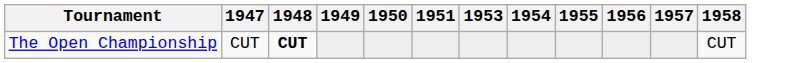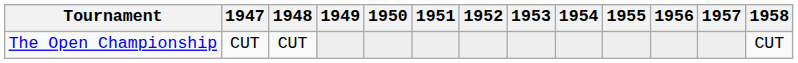+ column: (483, 18)
(293, 45) bold -> (293, 45) normal
